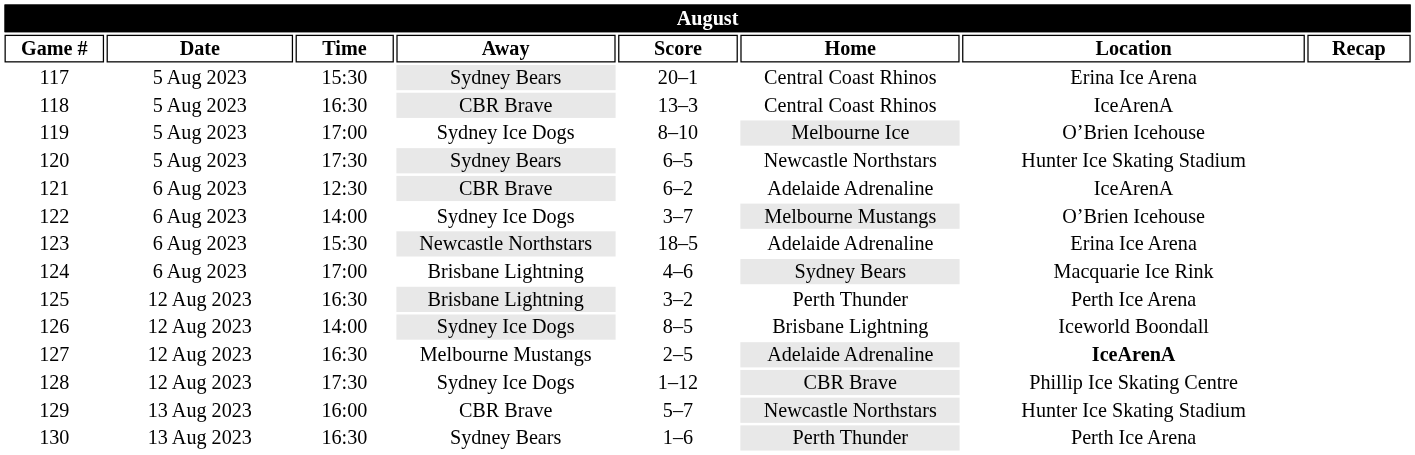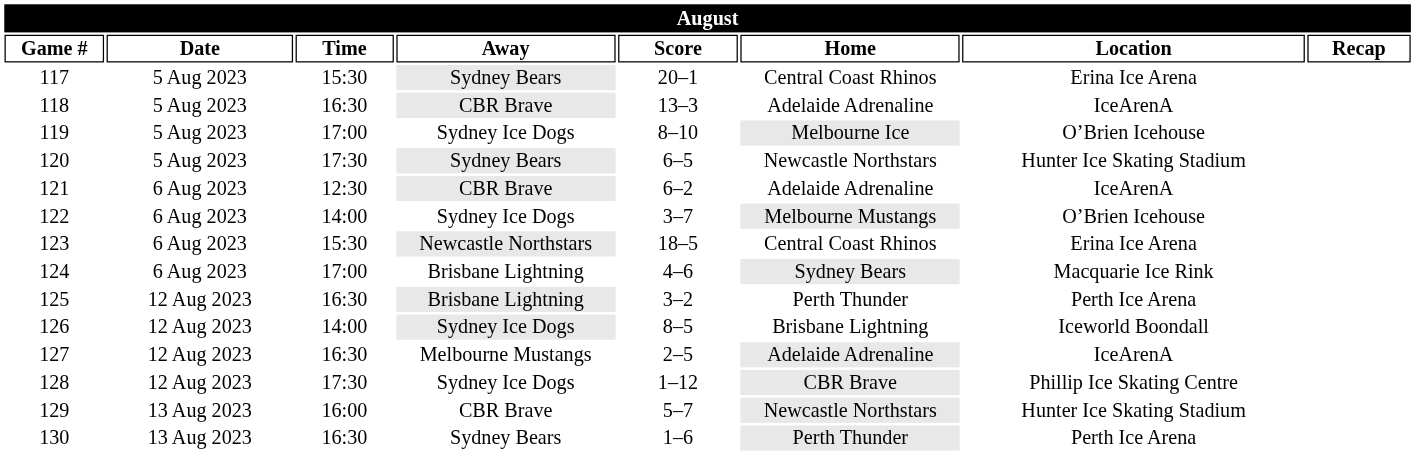(850, 105) Central Coast Rhinos -> (850, 105) Adelaide Adrenaline
(850, 243) Adelaide Adrenaline -> (850, 243) Central Coast Rhinos
(1134, 354) bold -> (1134, 354) normal
